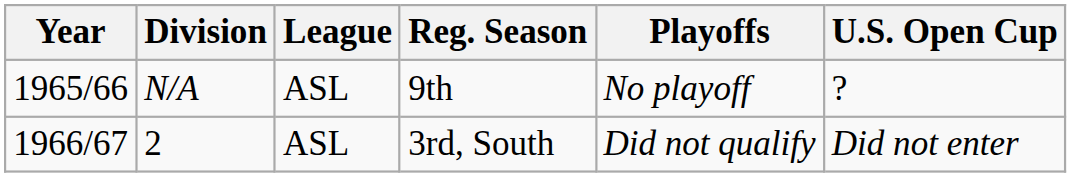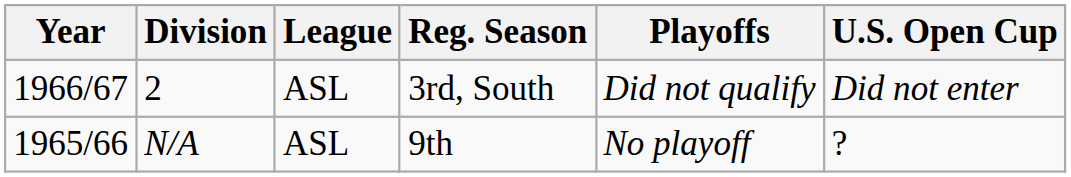rows swapped: (171, 87) <-> (153, 143)
